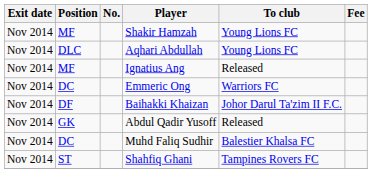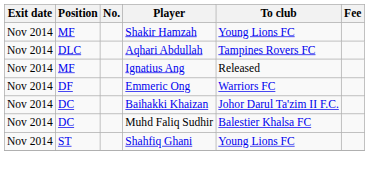(260, 50) Young Lions FC -> (267, 50) Tampines Rovers FC
(66, 86) DC -> (65, 86) DF
(65, 104) DF -> (66, 104) DC
- row: (171, 123)
(270, 159) Tampines Rovers FC -> (257, 141) Young Lions FC
